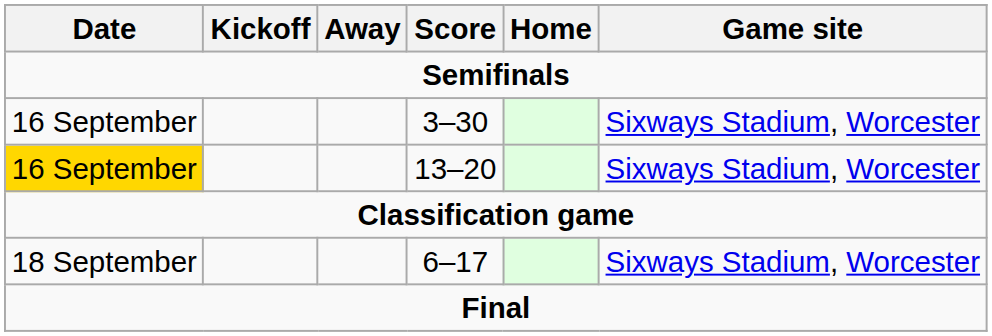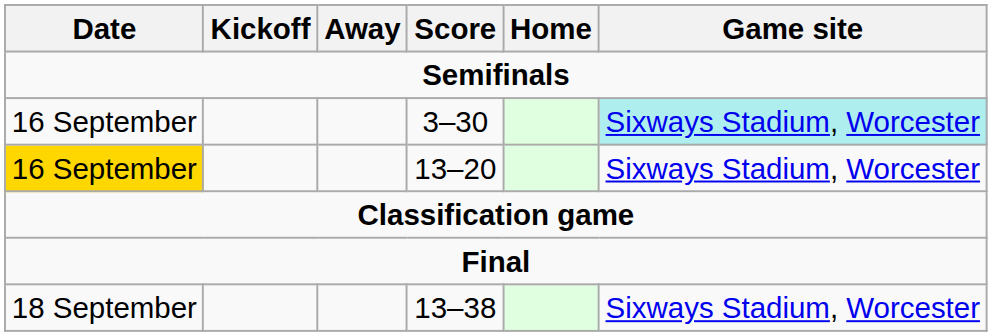(793, 122) no background -> (793, 122) paleturquoise background
- row: (455, 262)
+ row: (455, 309)
